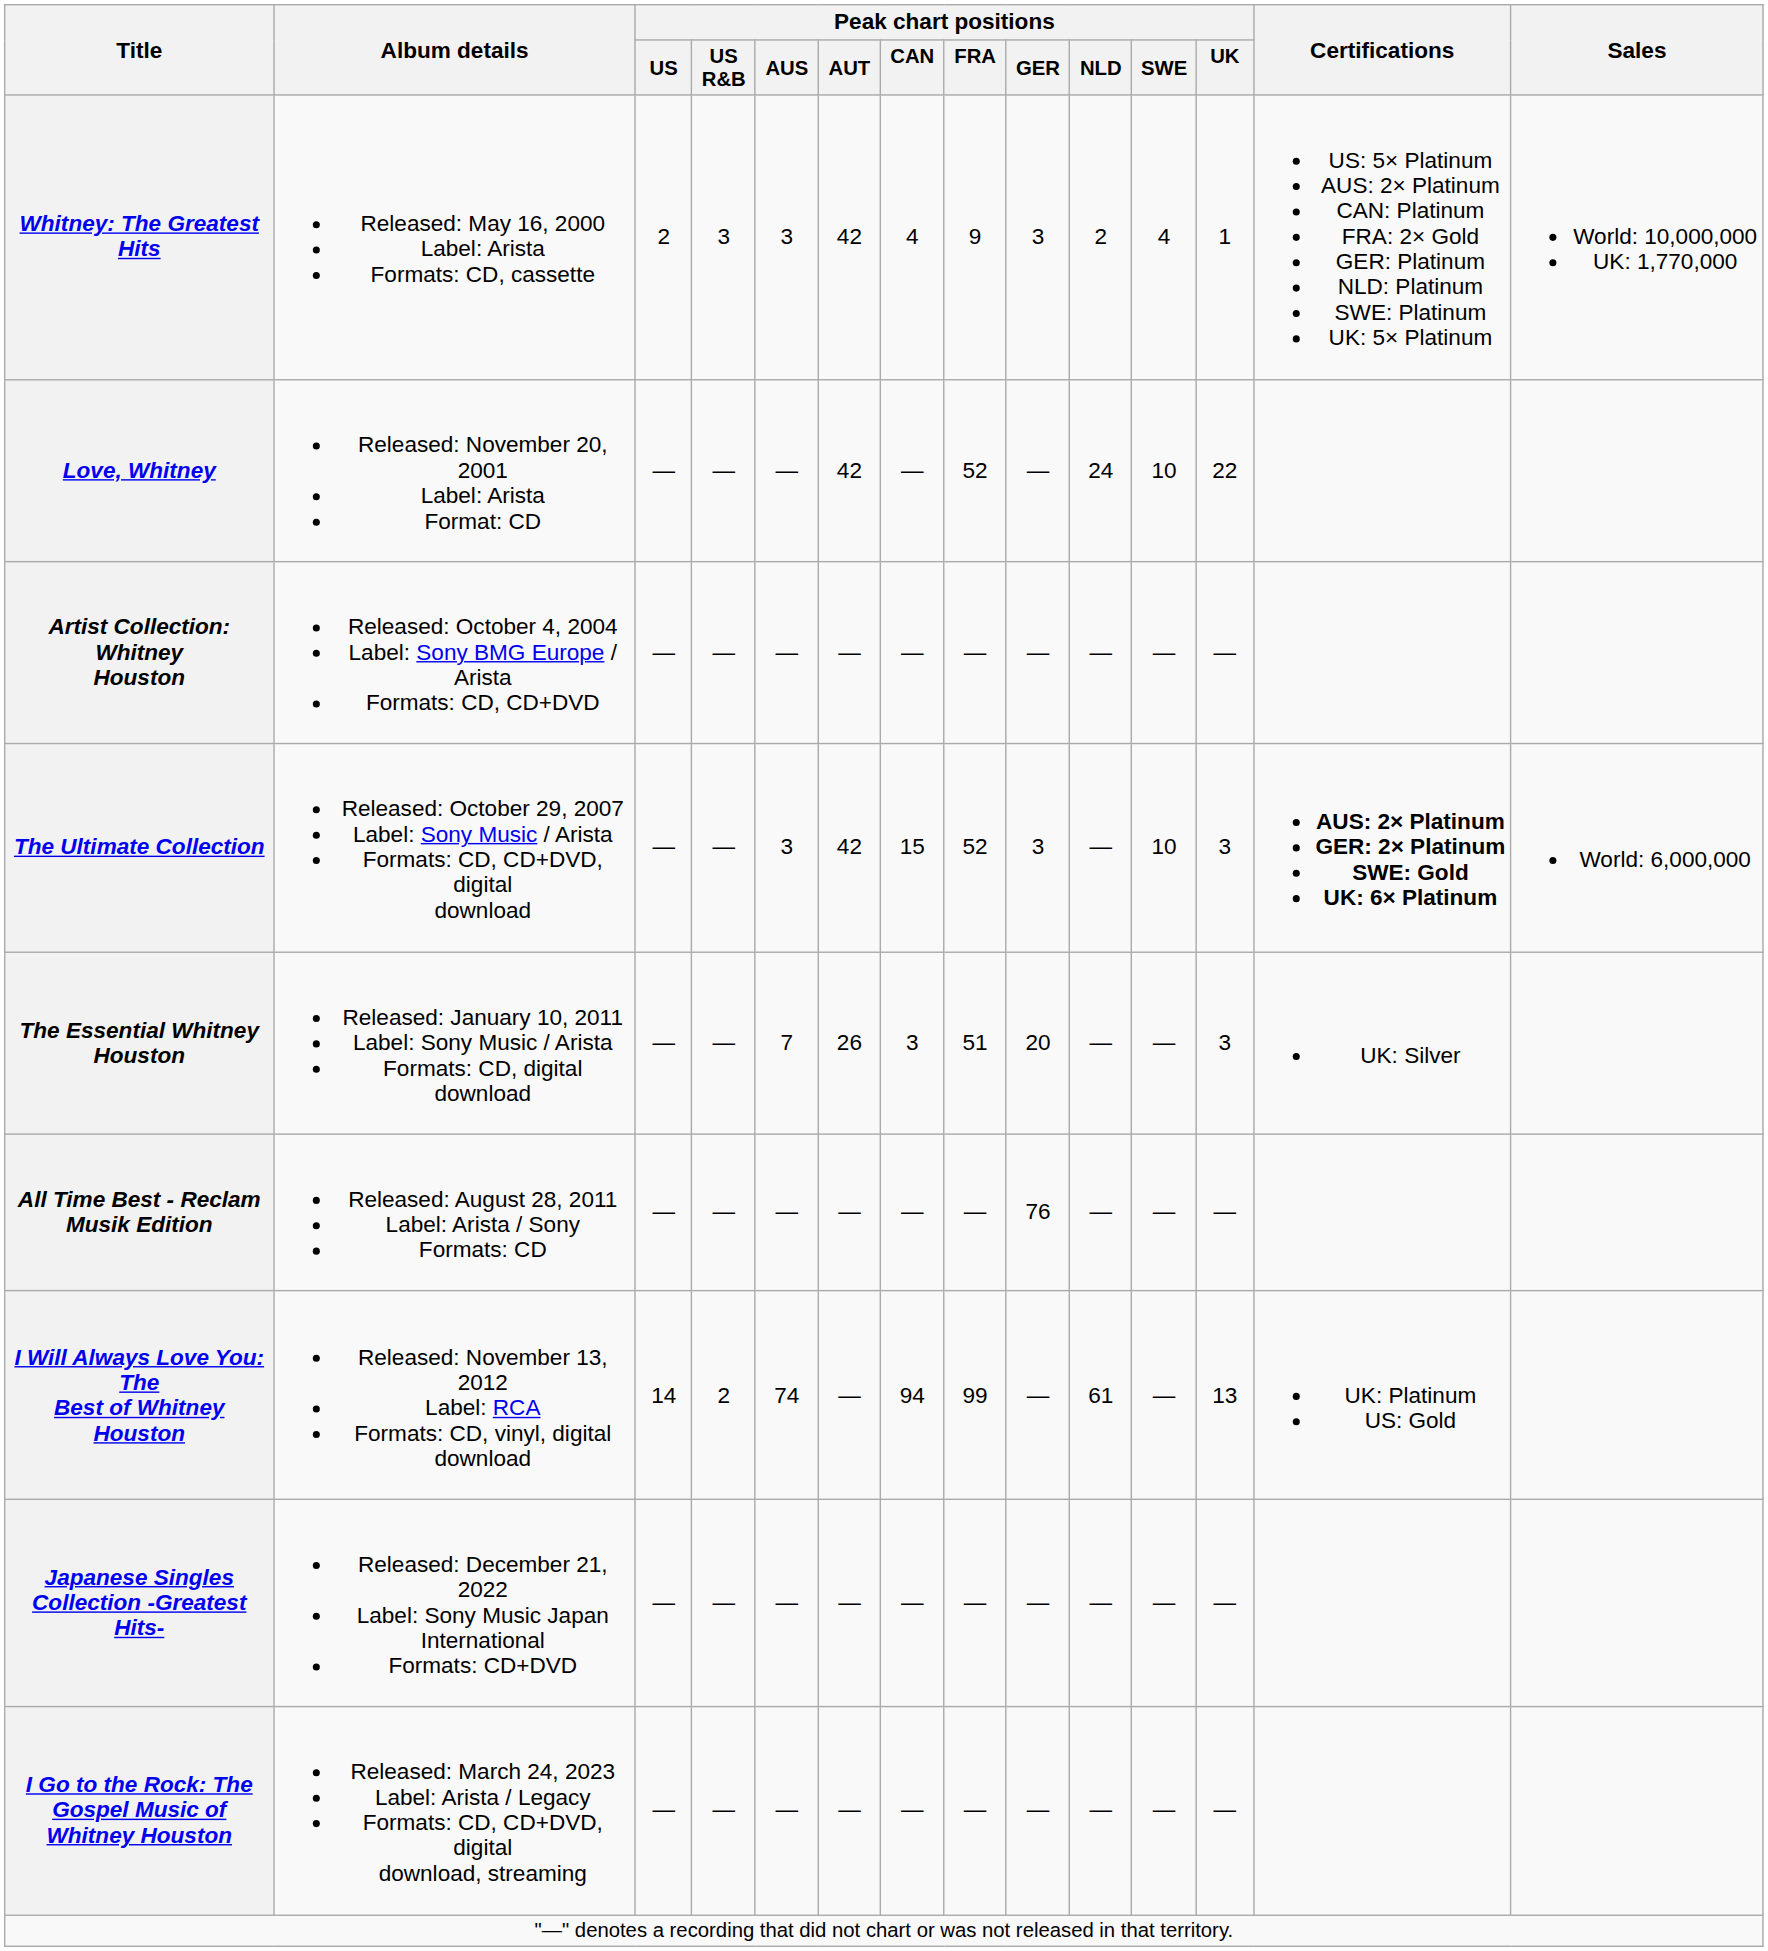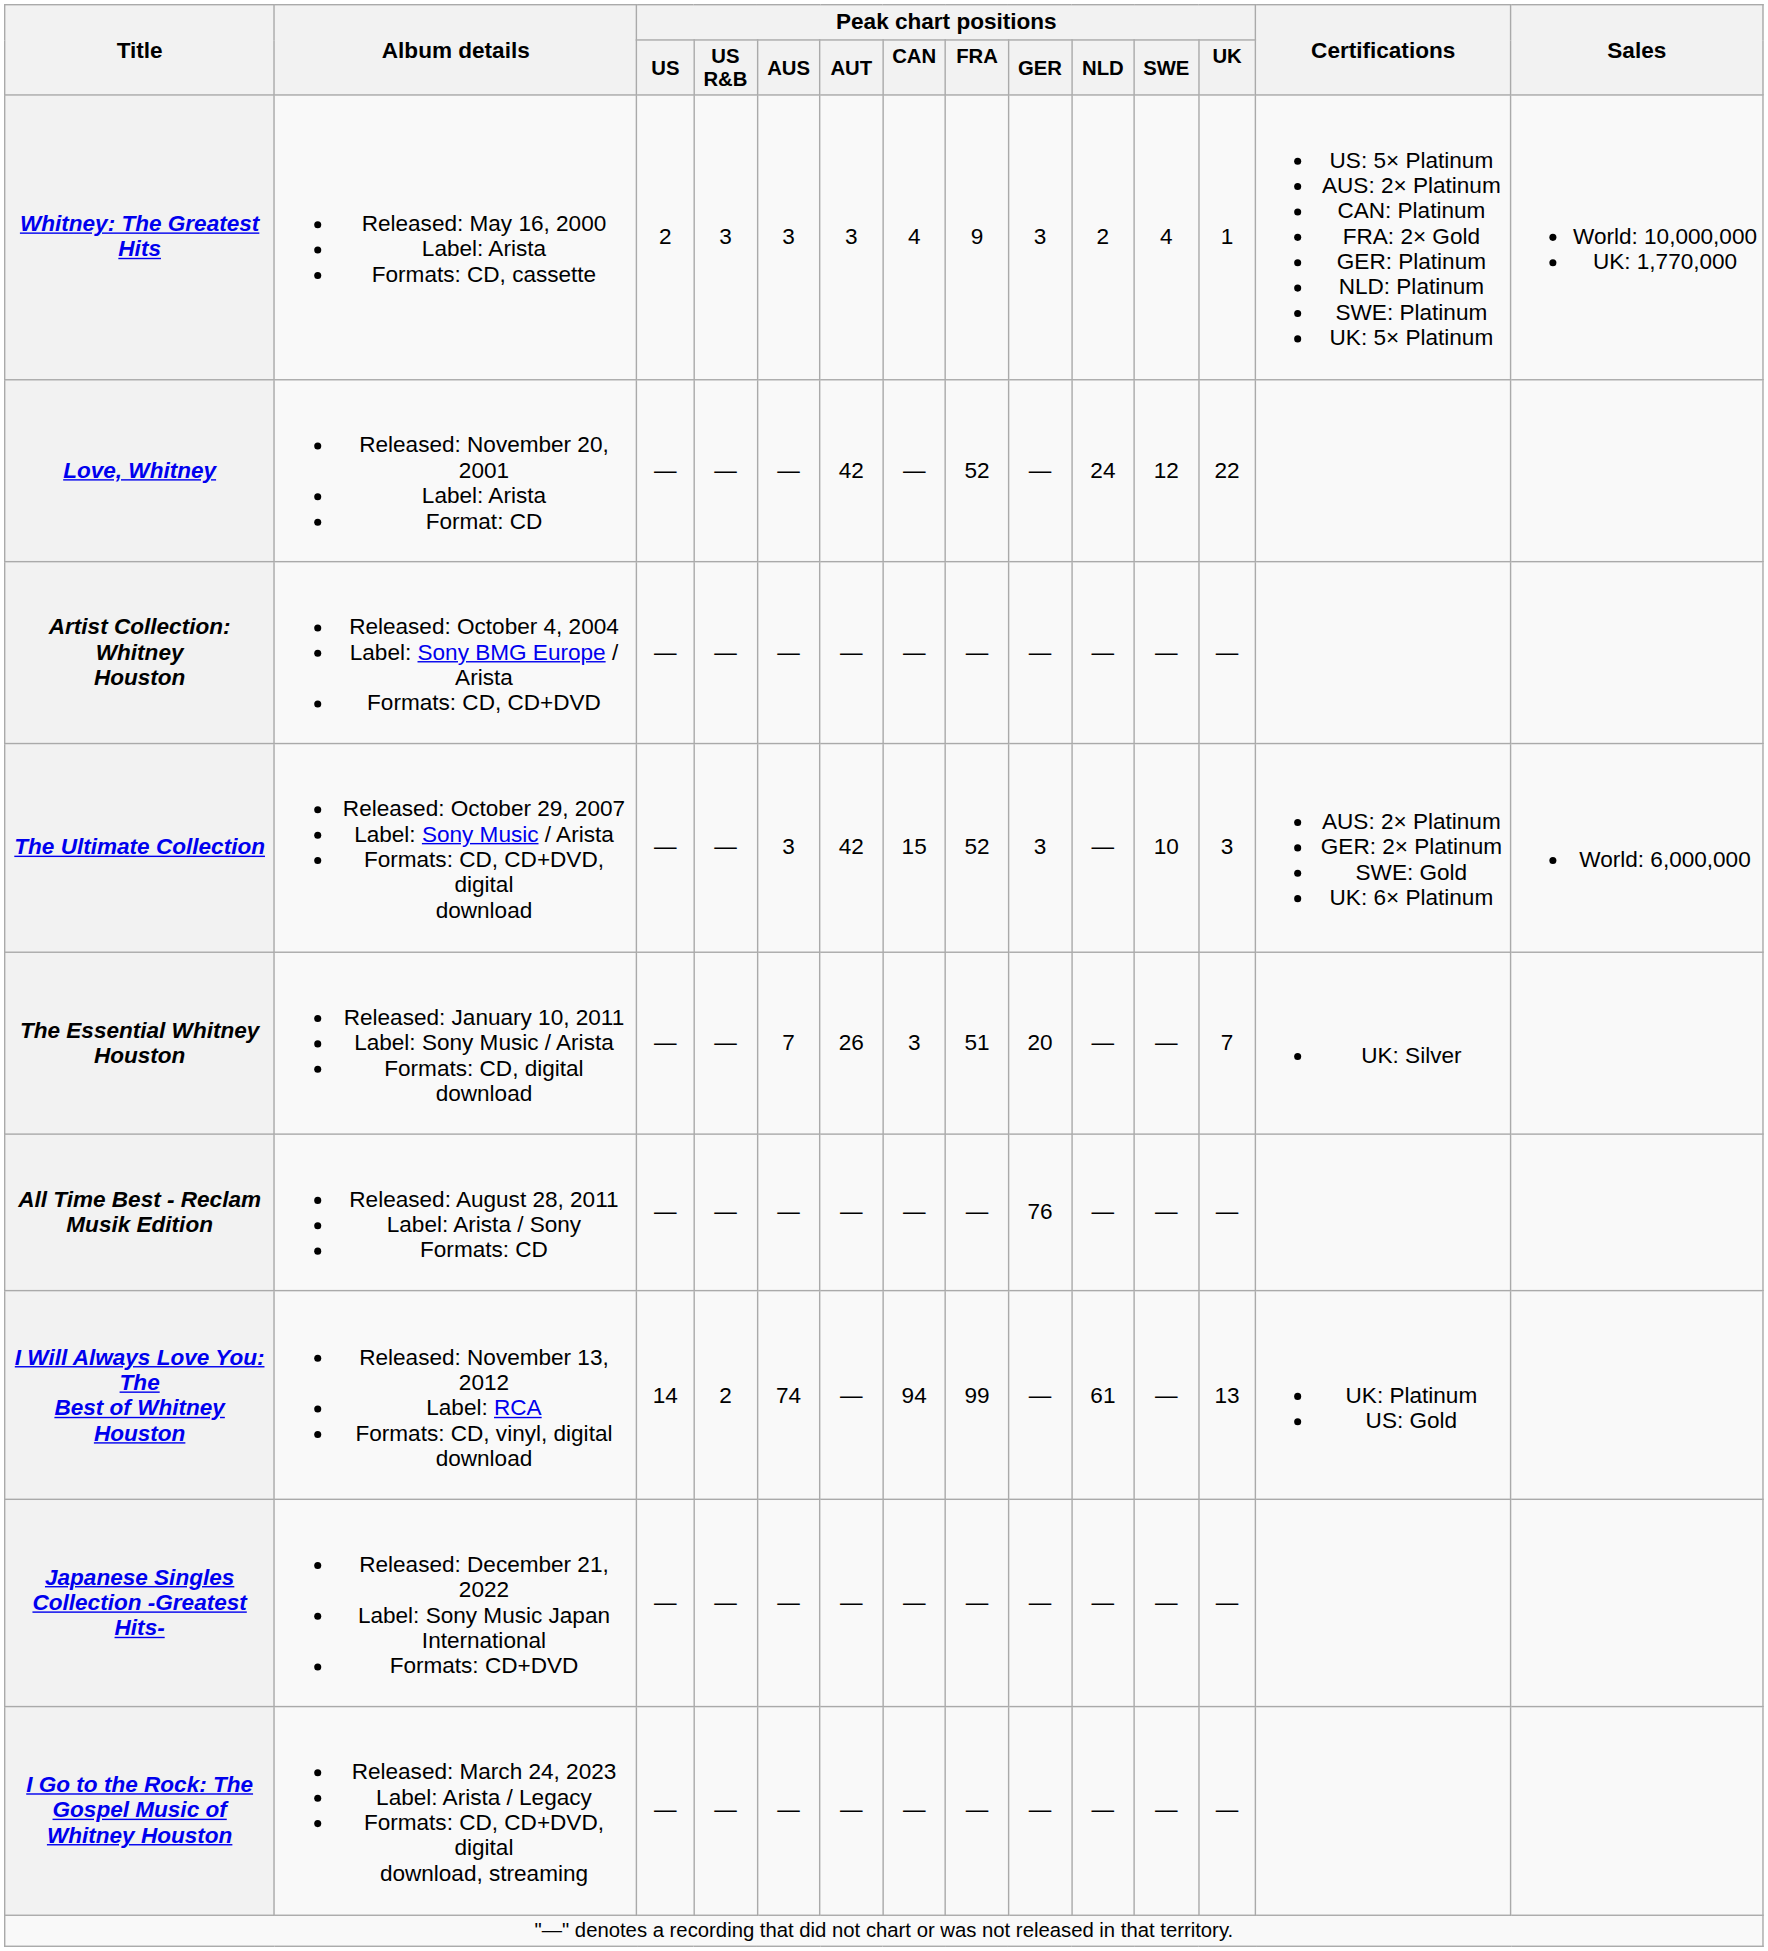(849, 236) 42 -> (851, 236) 3
(1164, 470) 10 -> (1166, 470) 12
(1382, 860) bold -> (1383, 860) normal
(1225, 1042) 3 -> (1227, 1042) 7
